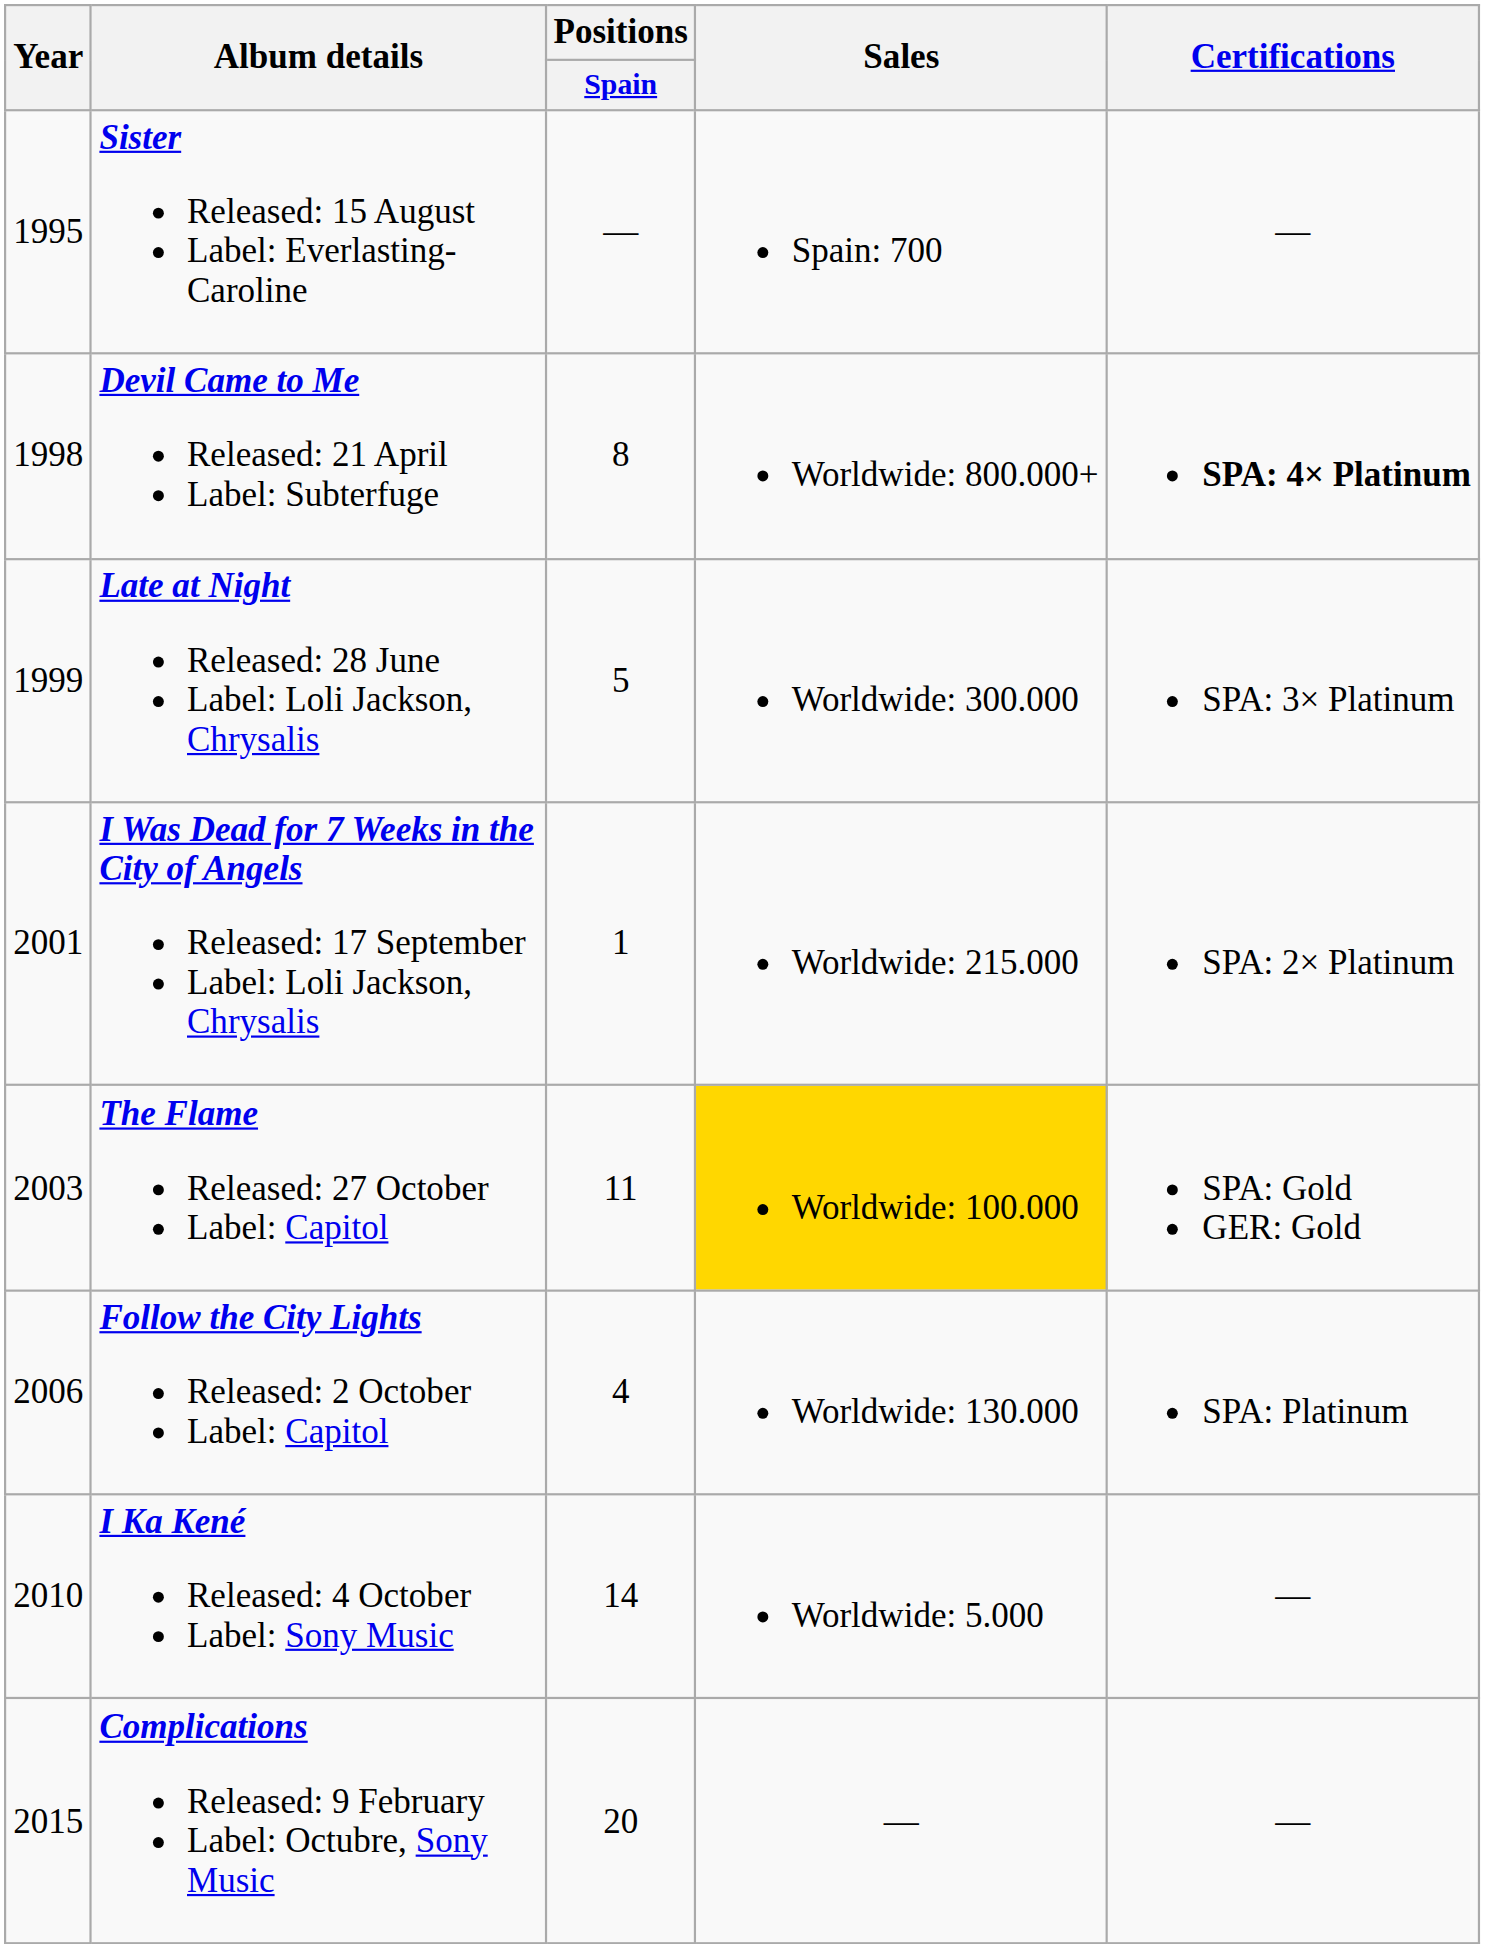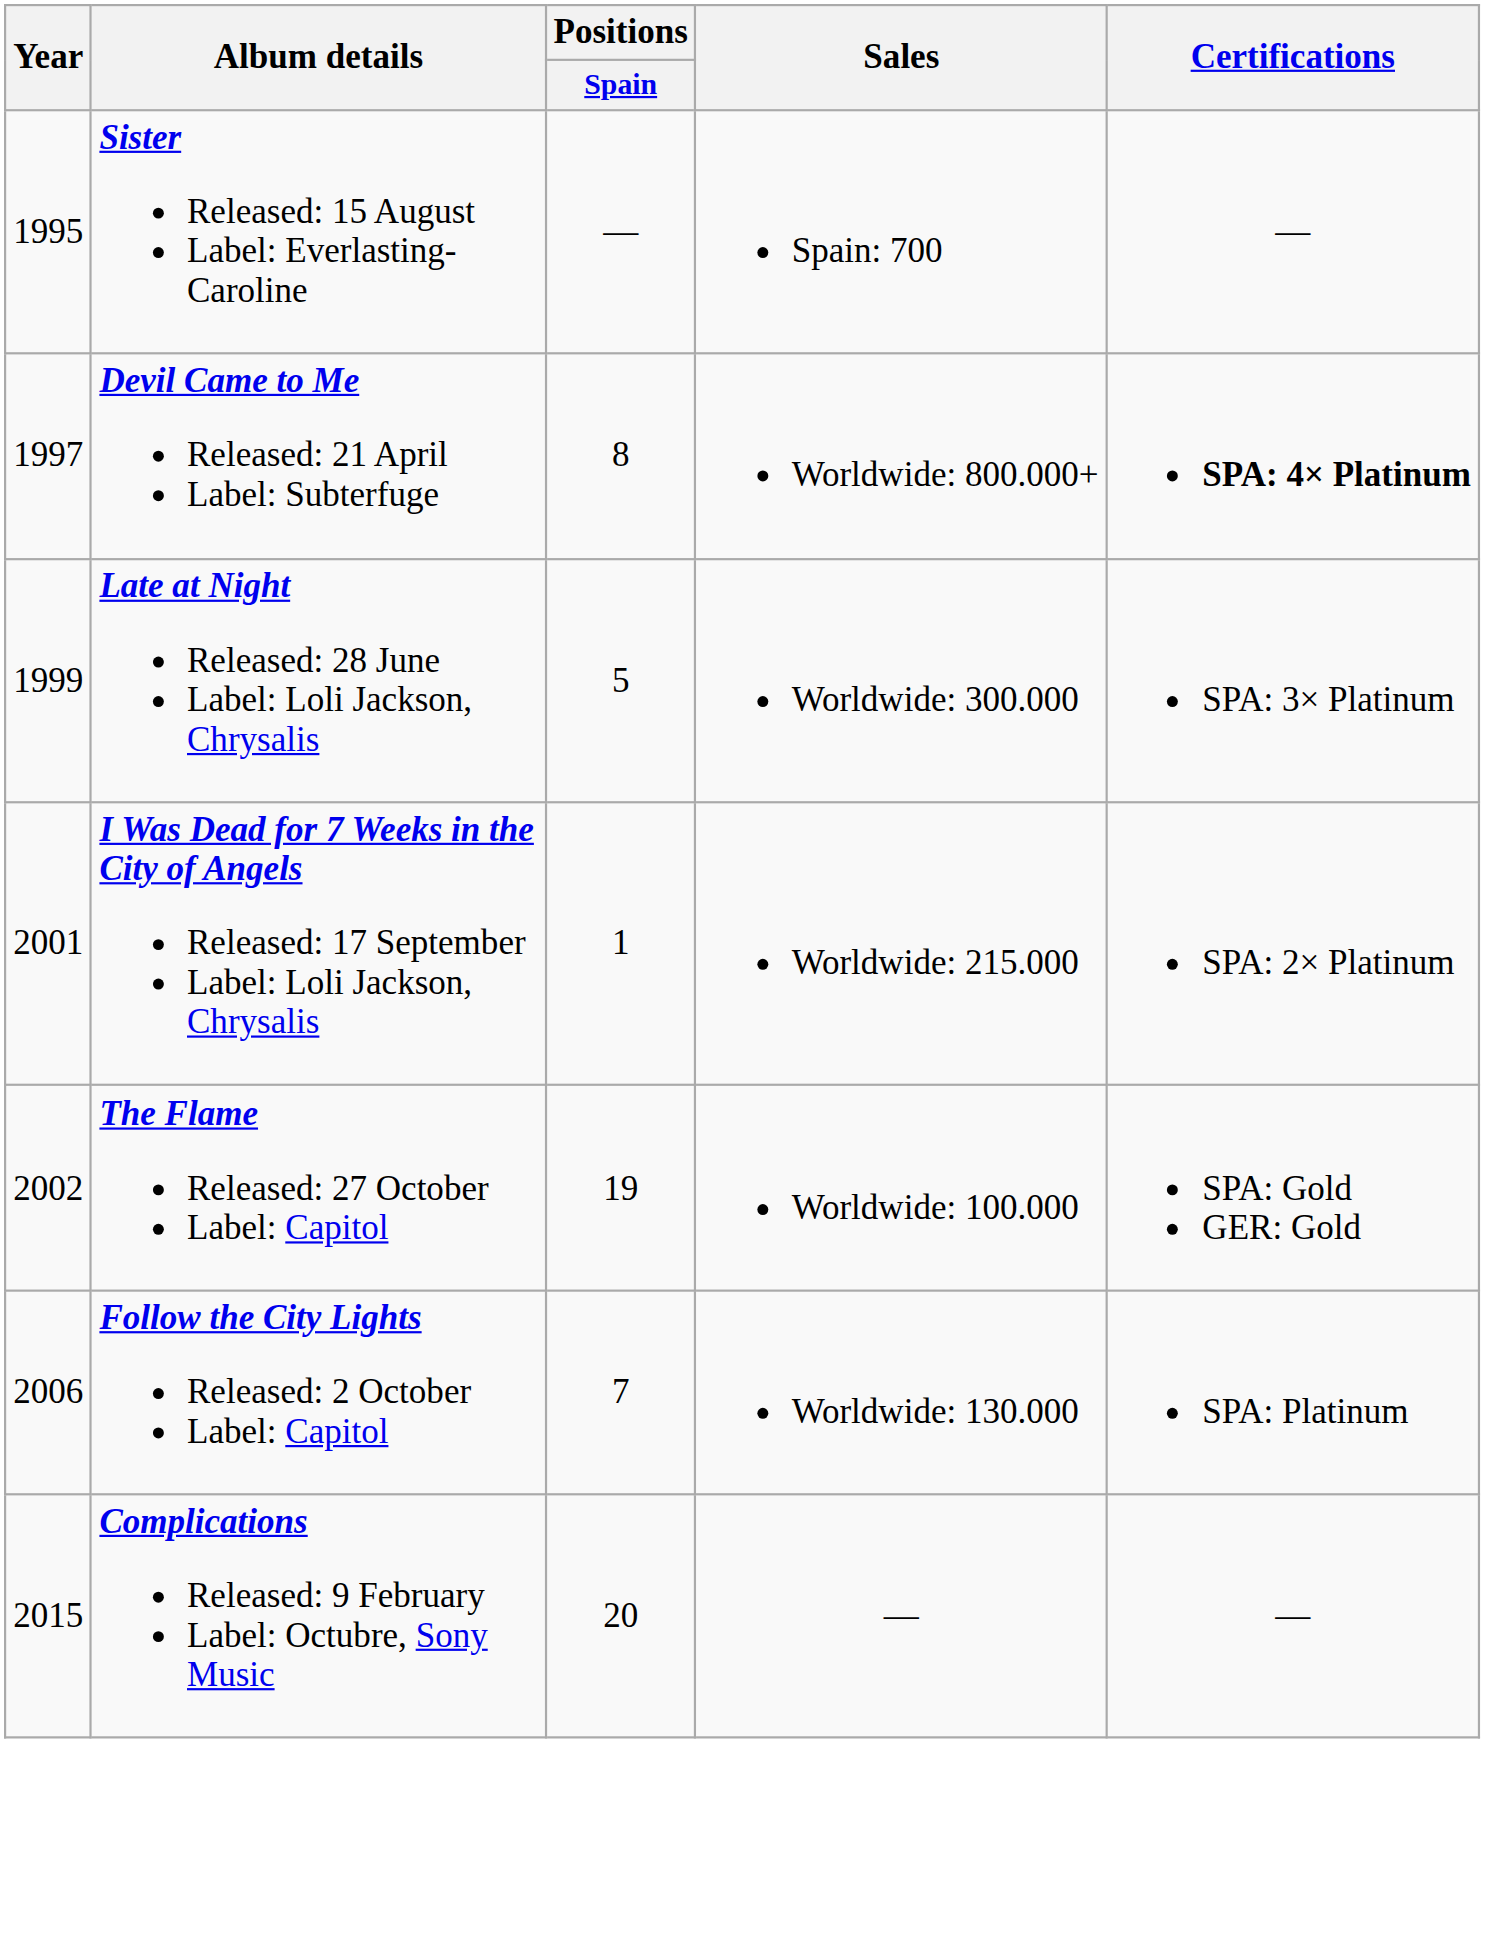(48, 455) 1998 -> (48, 455) 1997
(48, 1187) 2003 -> (48, 1187) 2002
(621, 1187) 11 -> (621, 1187) 19
(901, 1207) gold background -> (901, 1207) no background
(621, 1391) 4 -> (621, 1391) 7
- row: (318, 1579)
